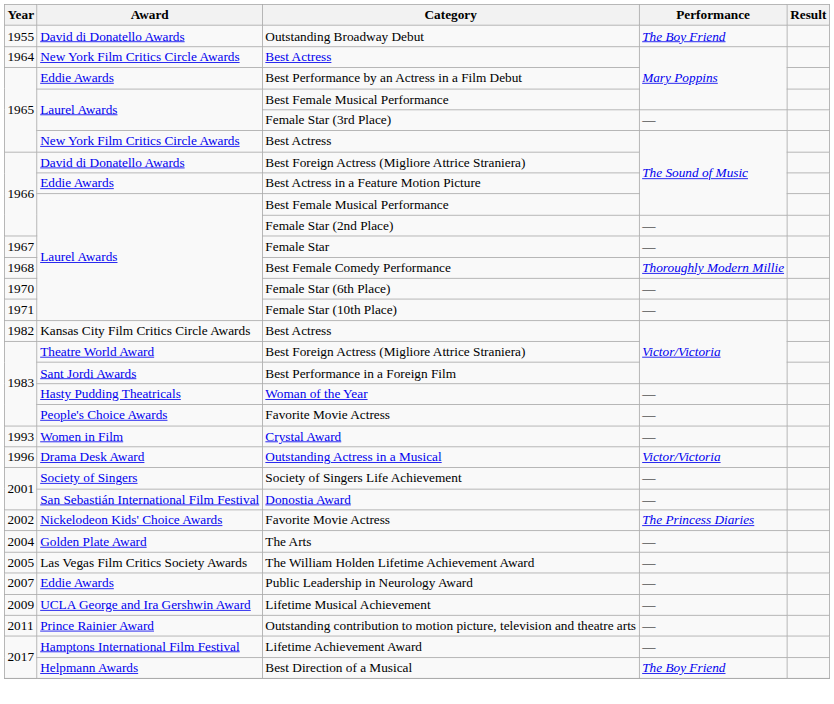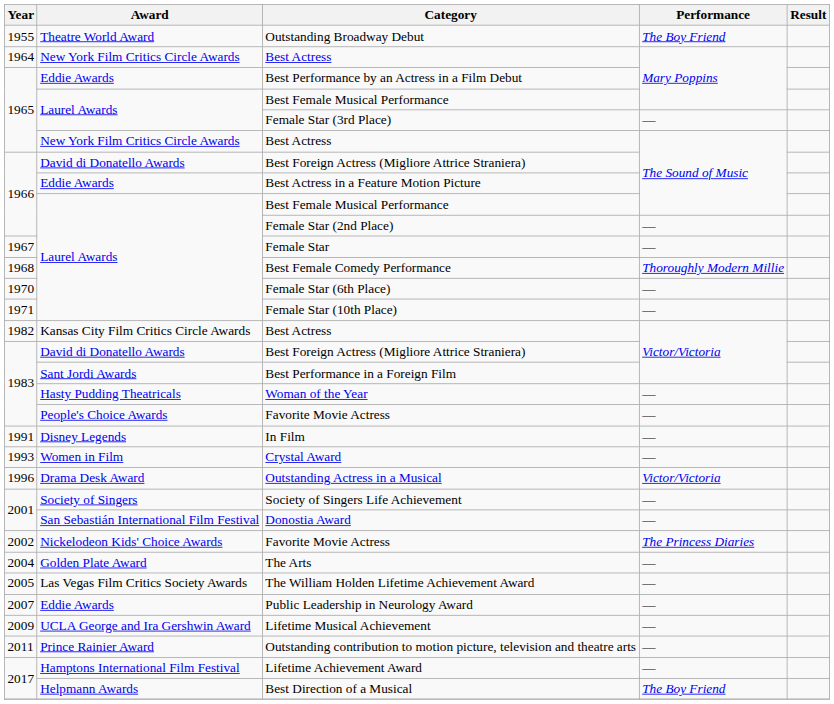(112, 36) David di Donatello Awards -> (97, 36) Theatre World Award
(97, 352) Theatre World Award -> (112, 352) David di Donatello Awards
+ row: (21, 436)
